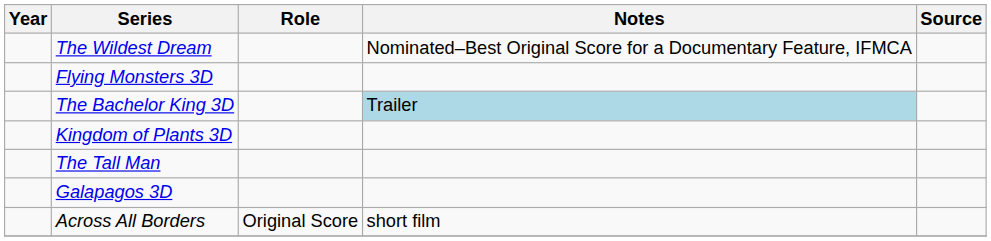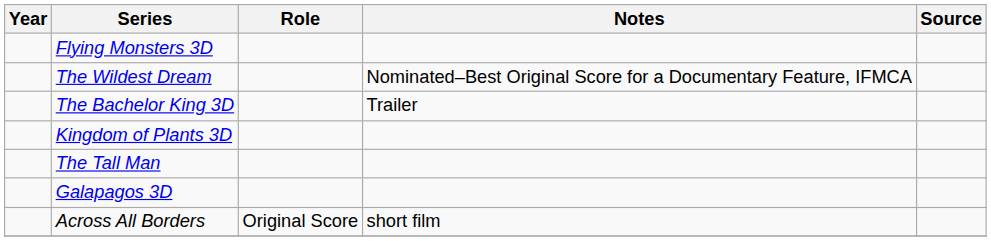rows swapped: (134, 47) <-> (134, 76)
(392, 105) lightblue background -> (392, 105) no background
